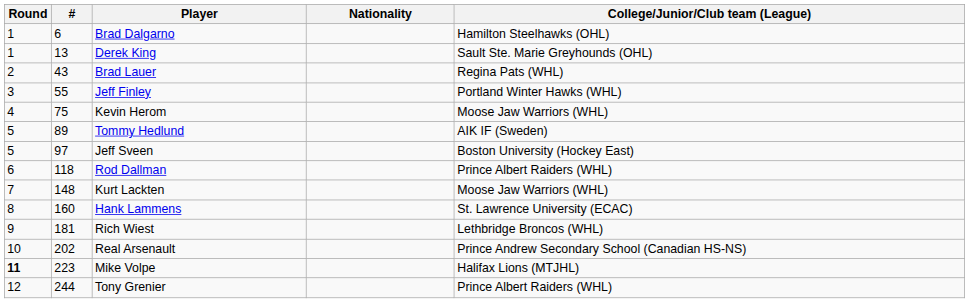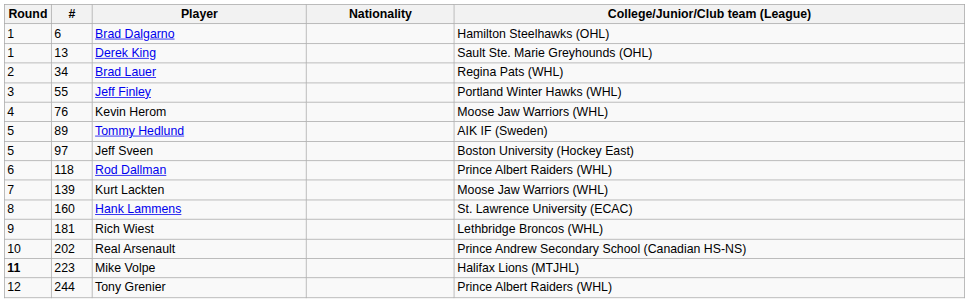(61, 72) 43 -> (61, 72) 34
(61, 111) 75 -> (61, 111) 76
(65, 190) 148 -> (65, 190) 139
